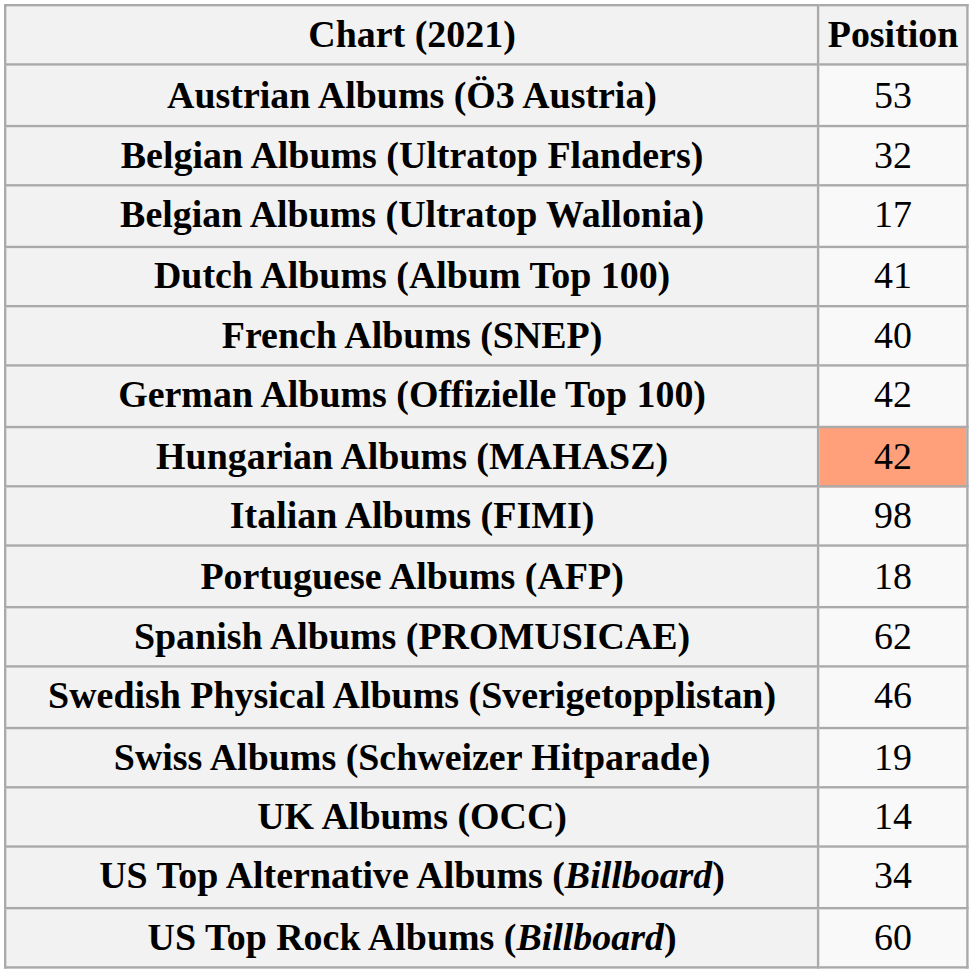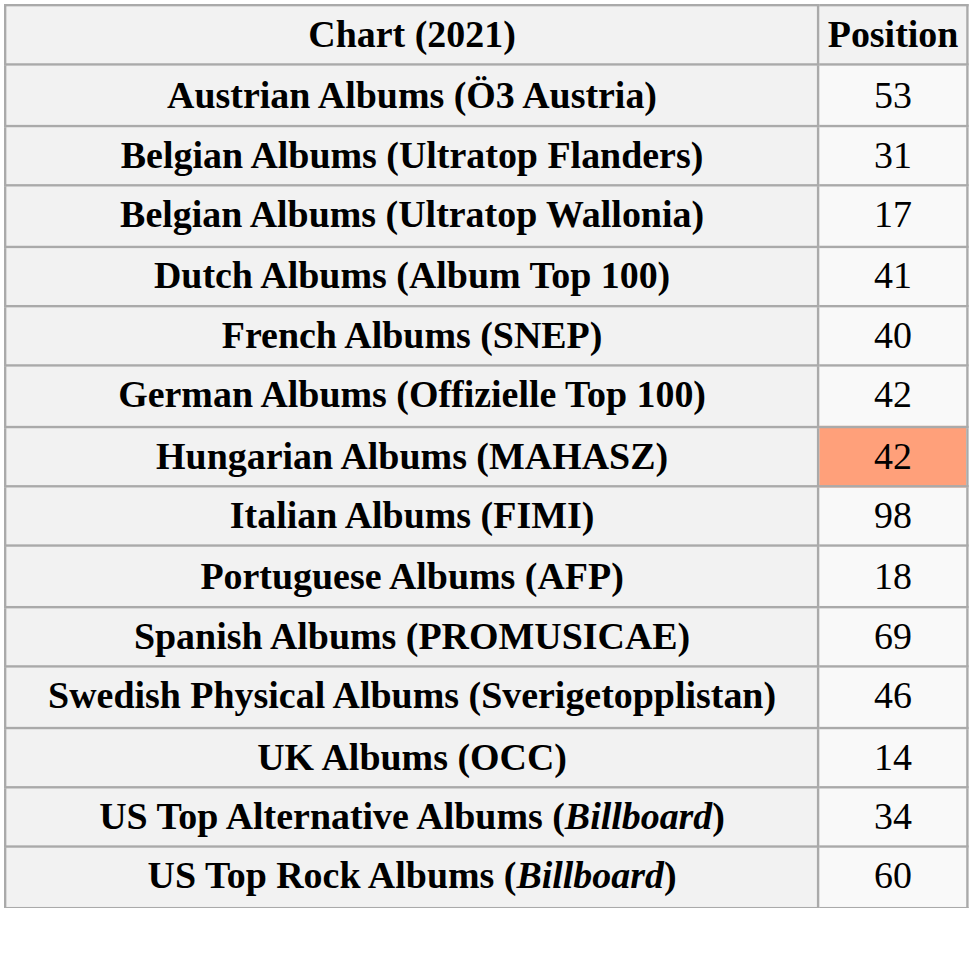(893, 154) 32 -> (893, 154) 31
(893, 635) 62 -> (893, 635) 69
- row: (412, 756)
